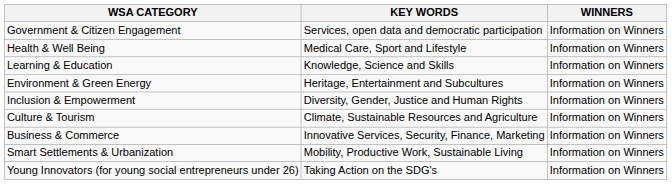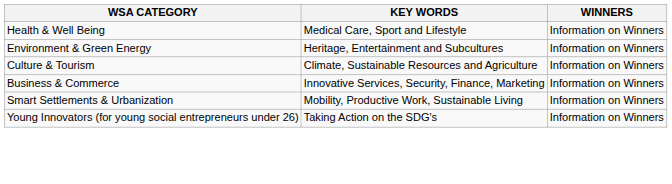- row: (94, 30)
- row: (60, 65)
- row: (71, 100)
